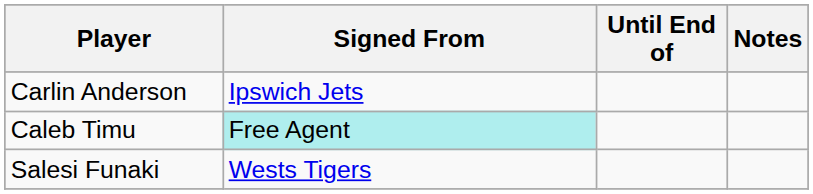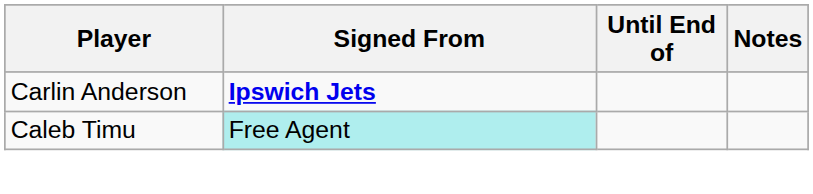(296, 91) normal -> (302, 91) bold
- row: (85, 170)
